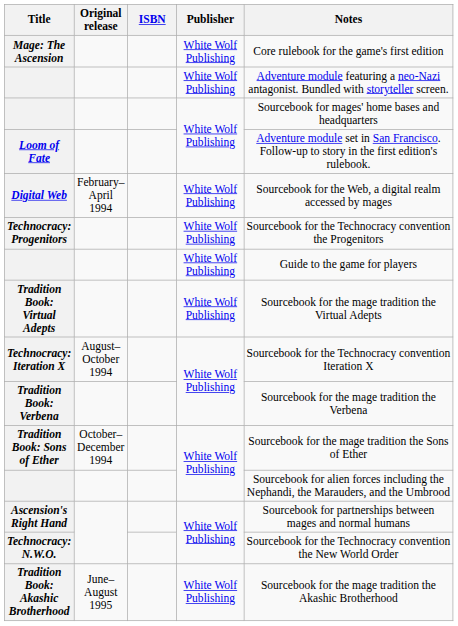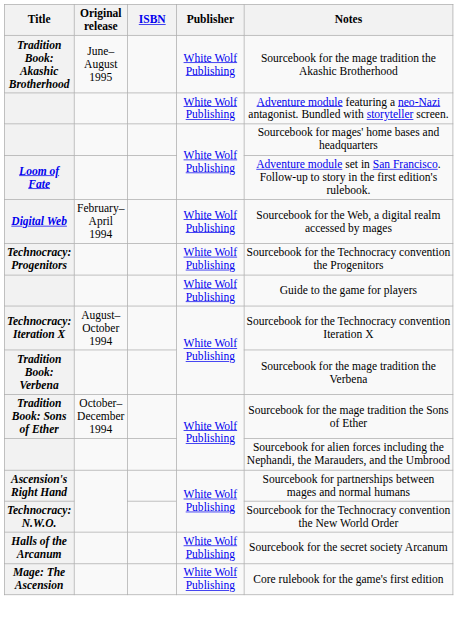rows swapped: (39, 51) <-> (39, 592)
- row: (39, 308)
+ row: (39, 548)
